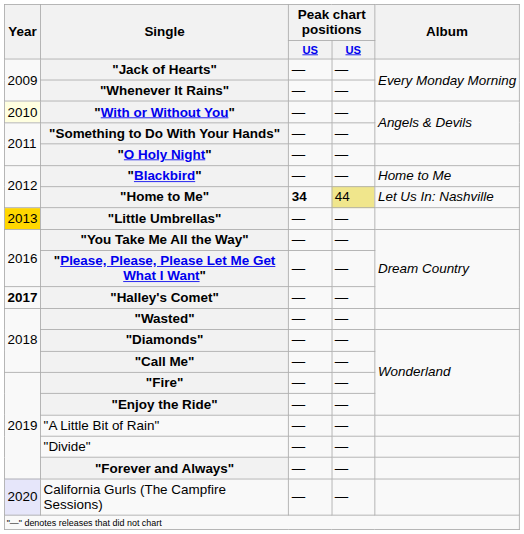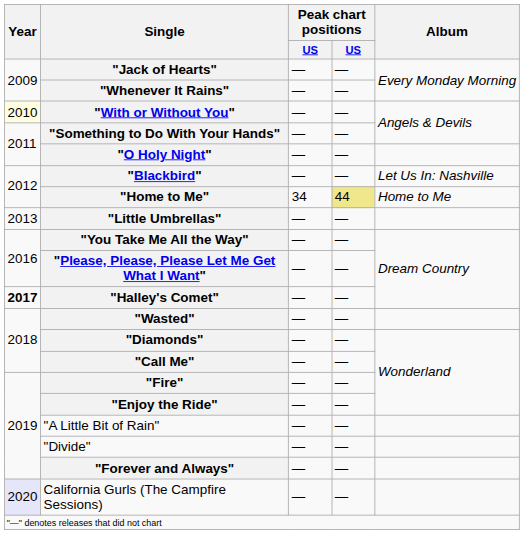(415, 176) Home to Me -> (436, 176) Let Us In: Nashville
(299, 197) bold -> (299, 197) normal
(436, 197) Let Us In: Nashville -> (415, 197) Home to Me
(22, 218) gold background -> (22, 218) no background
